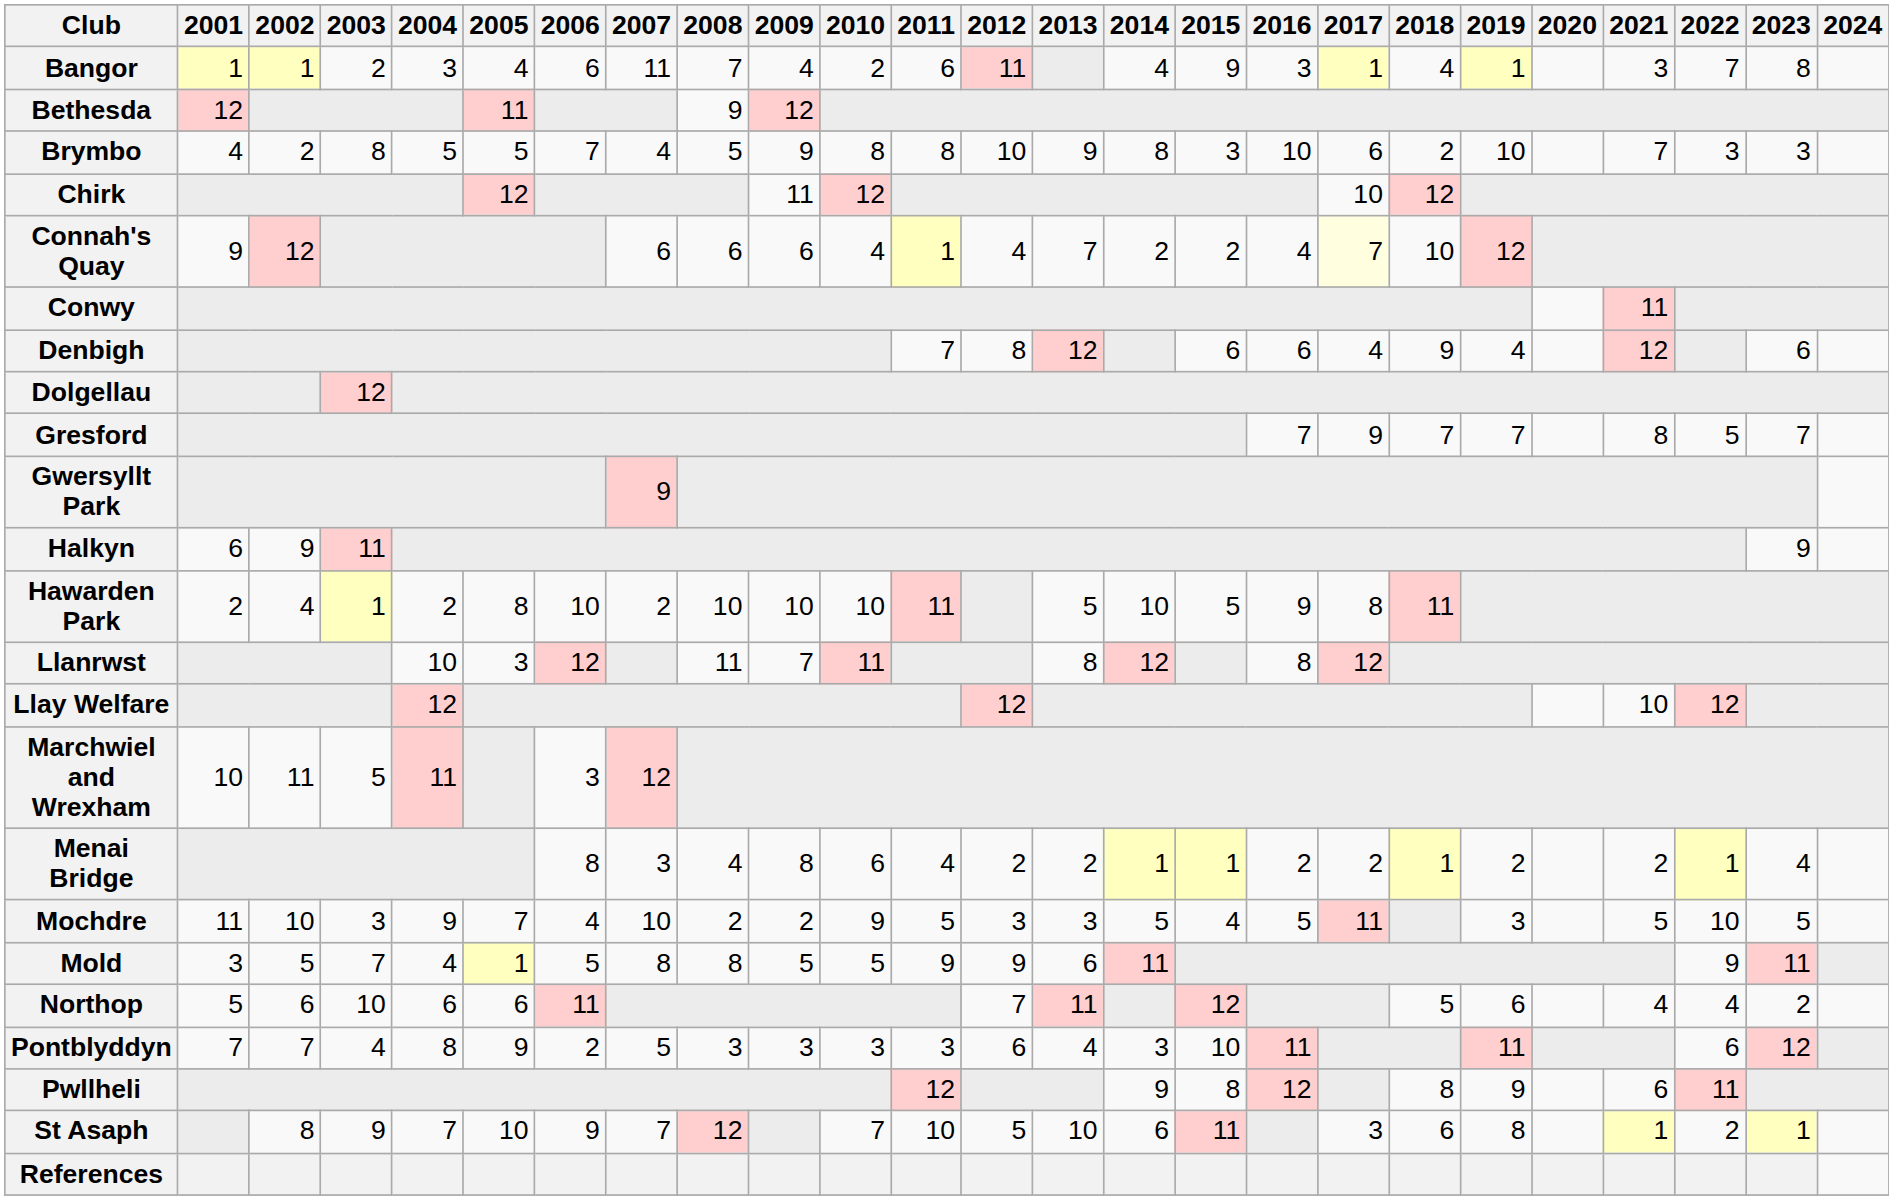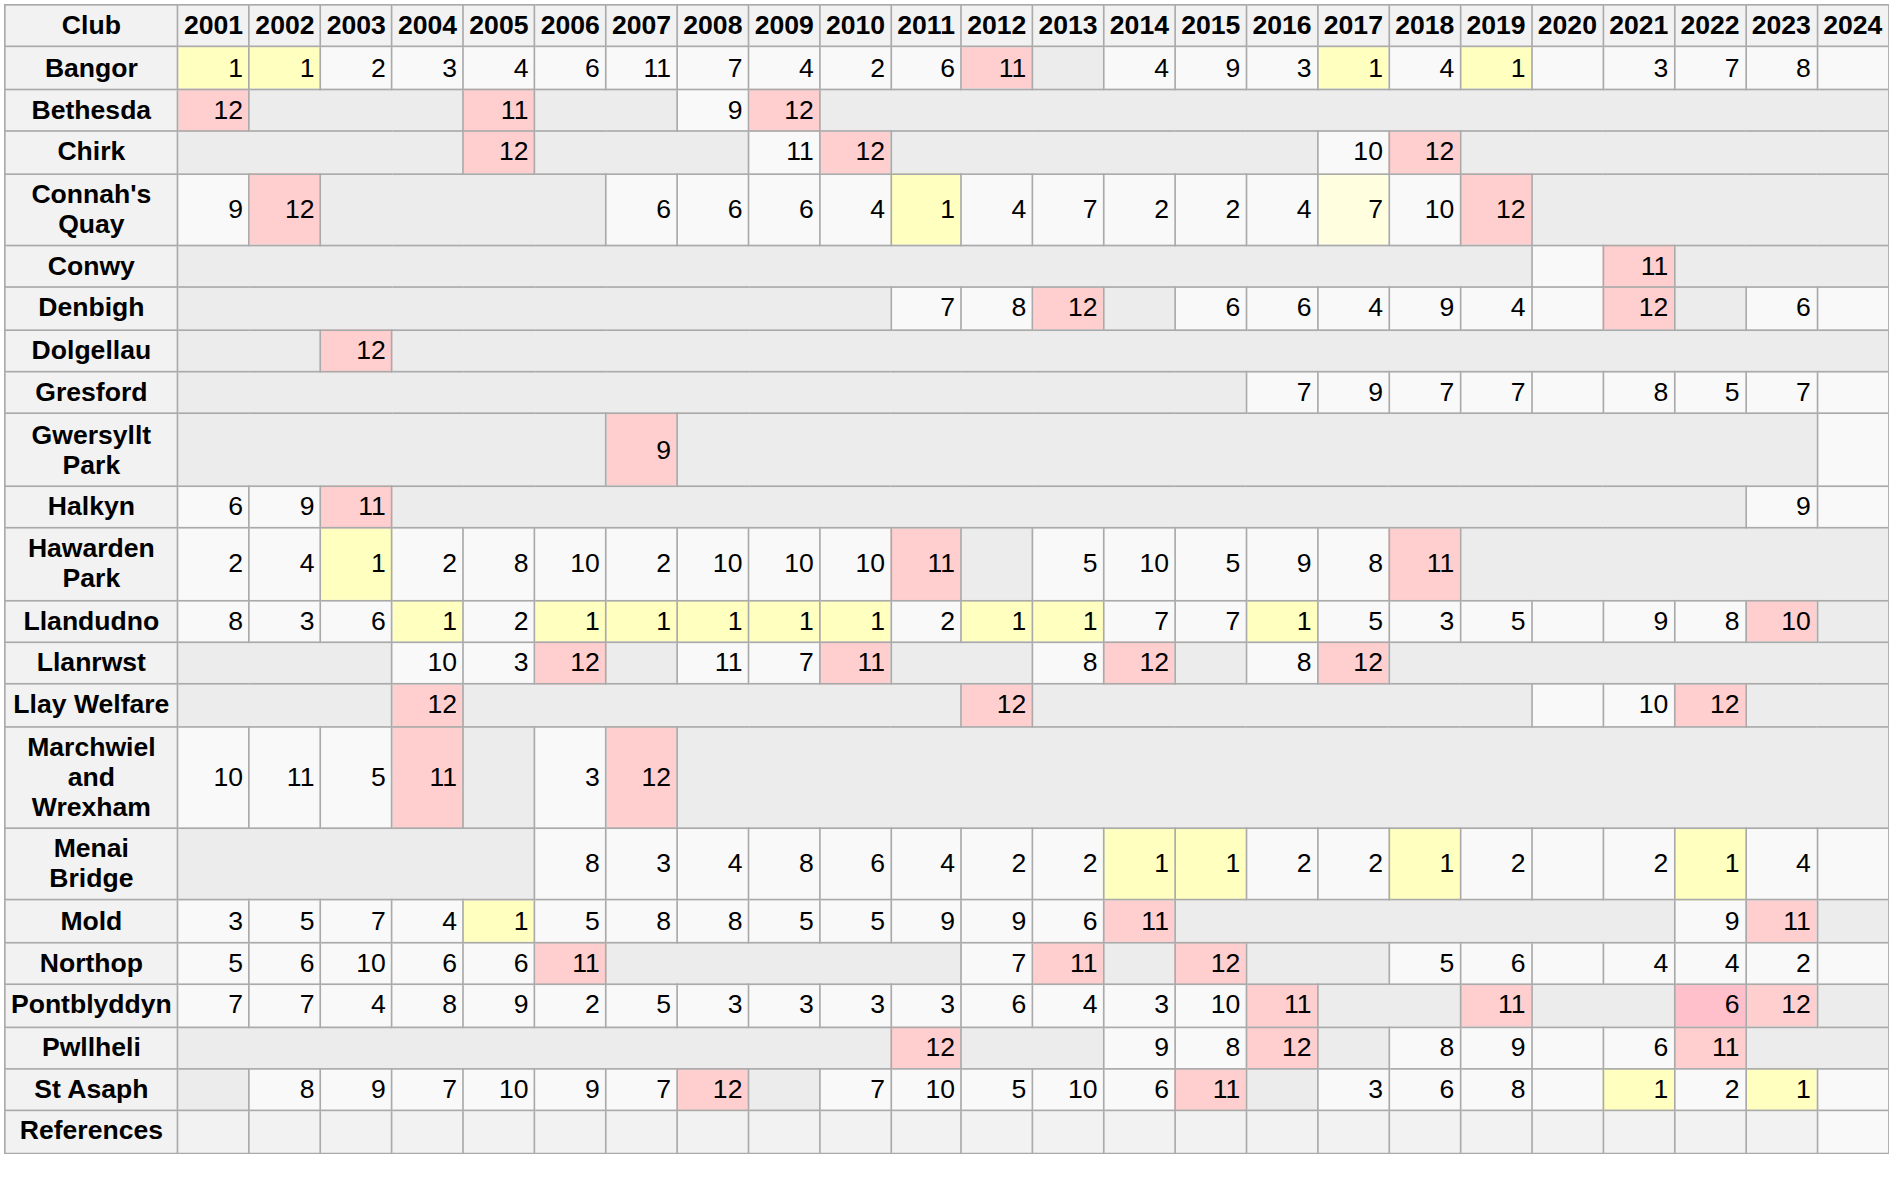- row: (91, 151)
+ row: (91, 620)
- row: (91, 920)
(1732, 1047) no background -> (1732, 1005) pink background
